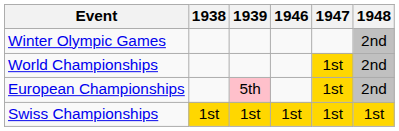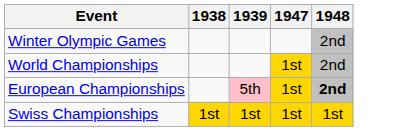- column: (291, 16)
(374, 89) normal -> (333, 89) bold
